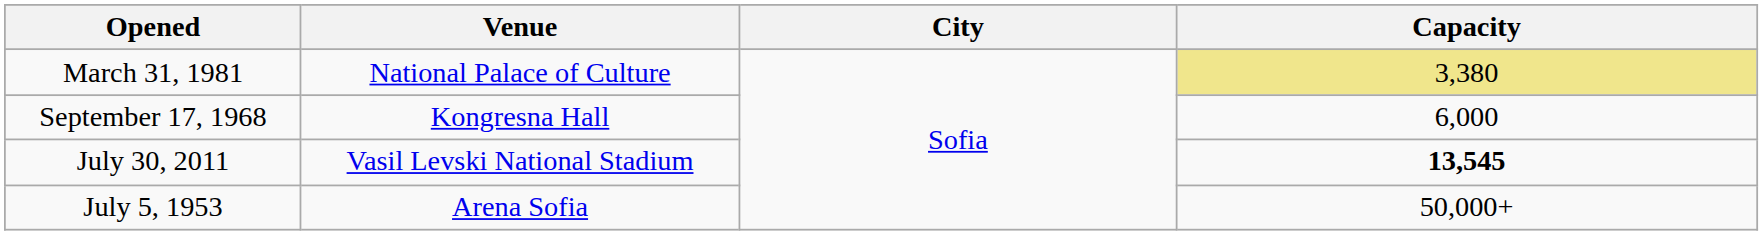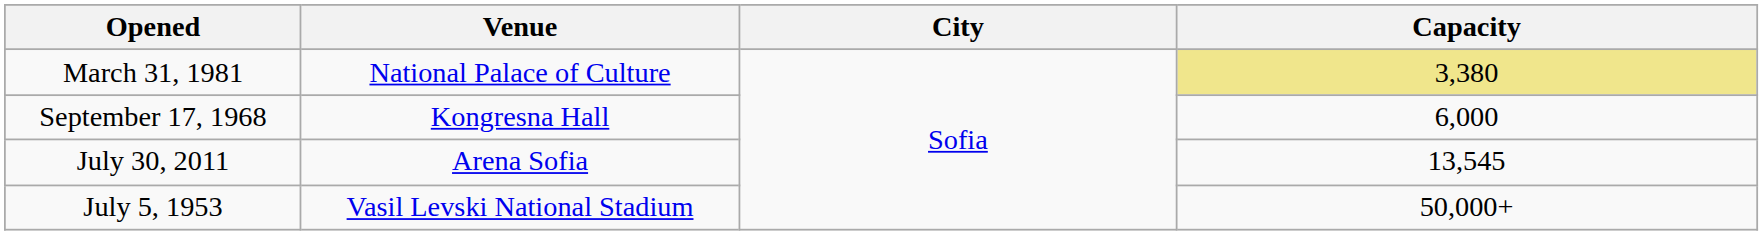(520, 161) Vasil Levski National Stadium -> (520, 161) Arena Sofia
(1467, 161) bold -> (1467, 161) normal
(520, 206) Arena Sofia -> (520, 206) Vasil Levski National Stadium
